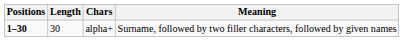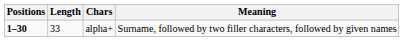(55, 28) 30 -> (55, 28) 33
